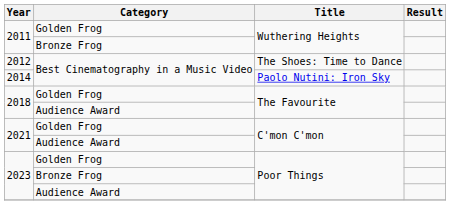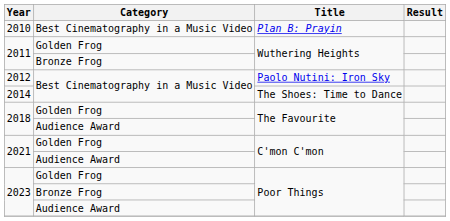+ row: (19, 29)
(330, 61) The Shoes: Time to Dance -> (324, 78) Paolo Nutini: Iron Sky
(324, 78) Paolo Nutini: Iron Sky -> (330, 94) The Shoes: Time to Dance
